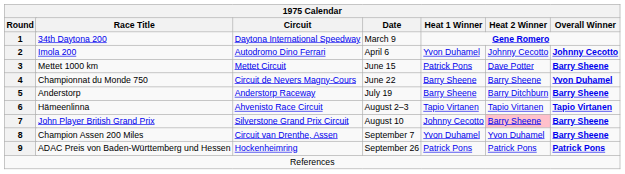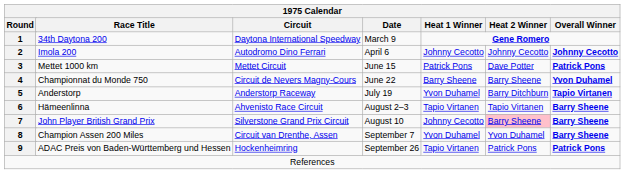(452, 52) Yvon Duhamel -> (454, 52) Johnny Cecotto
(580, 66) Barry Sheene -> (579, 66) Patrick Pons
(450, 93) Barry Sheene -> (452, 93) Yvon Duhamel
(580, 93) Barry Sheene -> (582, 93) Tapio Virtanen
(582, 107) Tapio Virtanen -> (580, 107) Barry Sheene
(448, 148) Patrick Pons -> (451, 148) Tapio Virtanen
